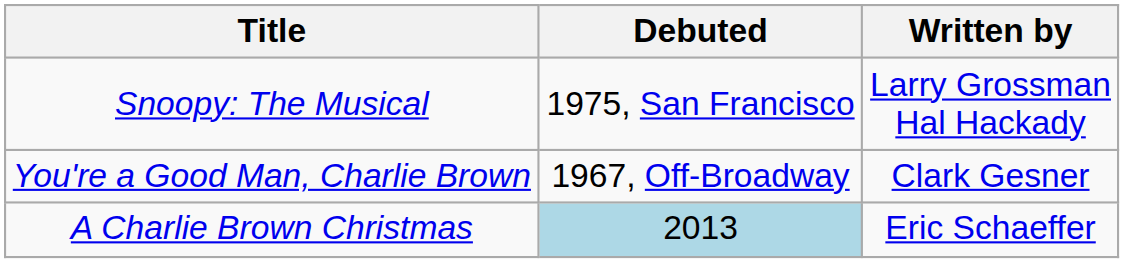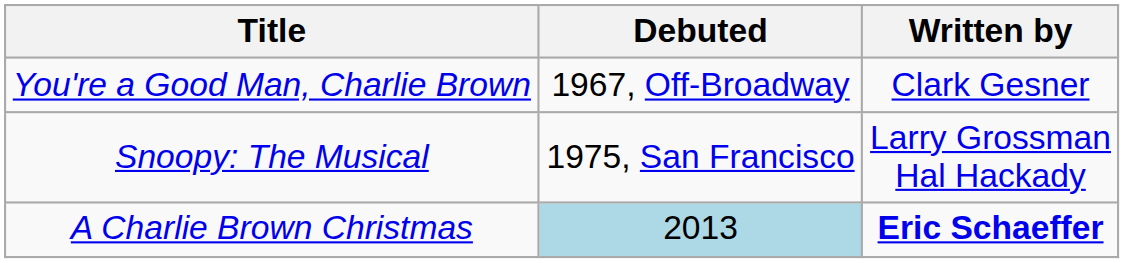rows swapped: (272, 175) <-> (272, 103)
(991, 228) normal -> (991, 228) bold
